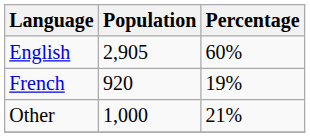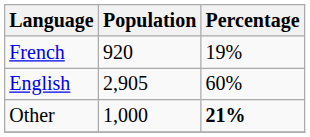rows swapped: (40, 52) <-> (37, 83)
(224, 115) normal -> (226, 115) bold
